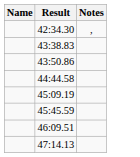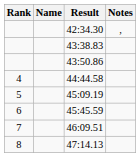+ column: (19, 12)
